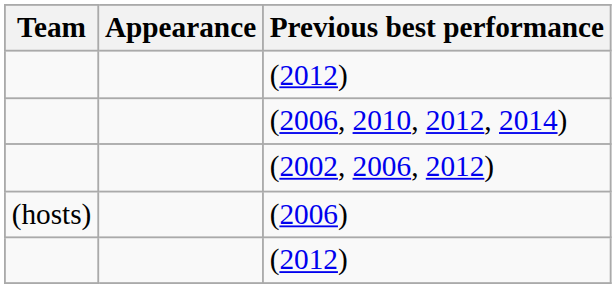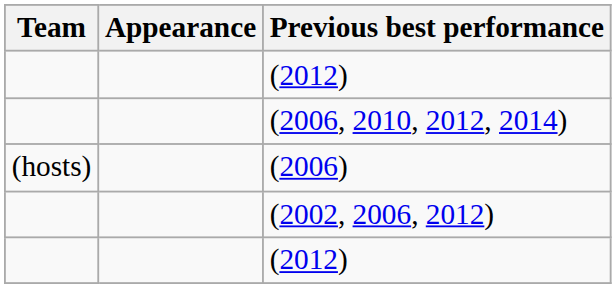rows swapped: (52, 167) <-> (52, 213)
